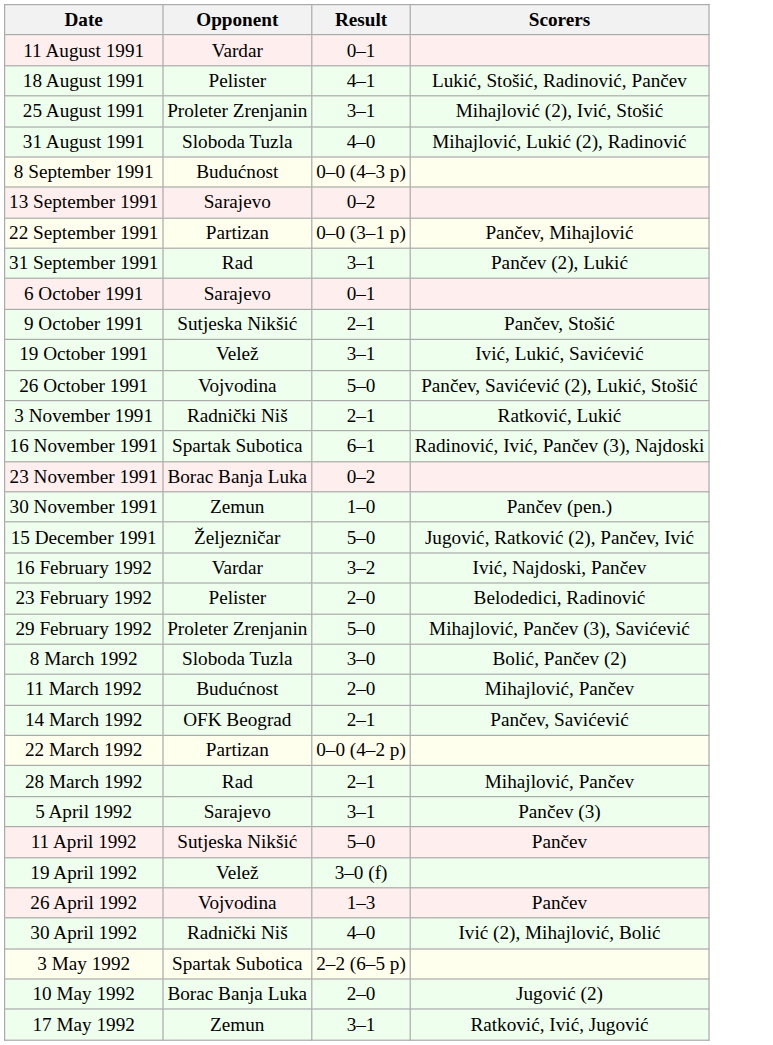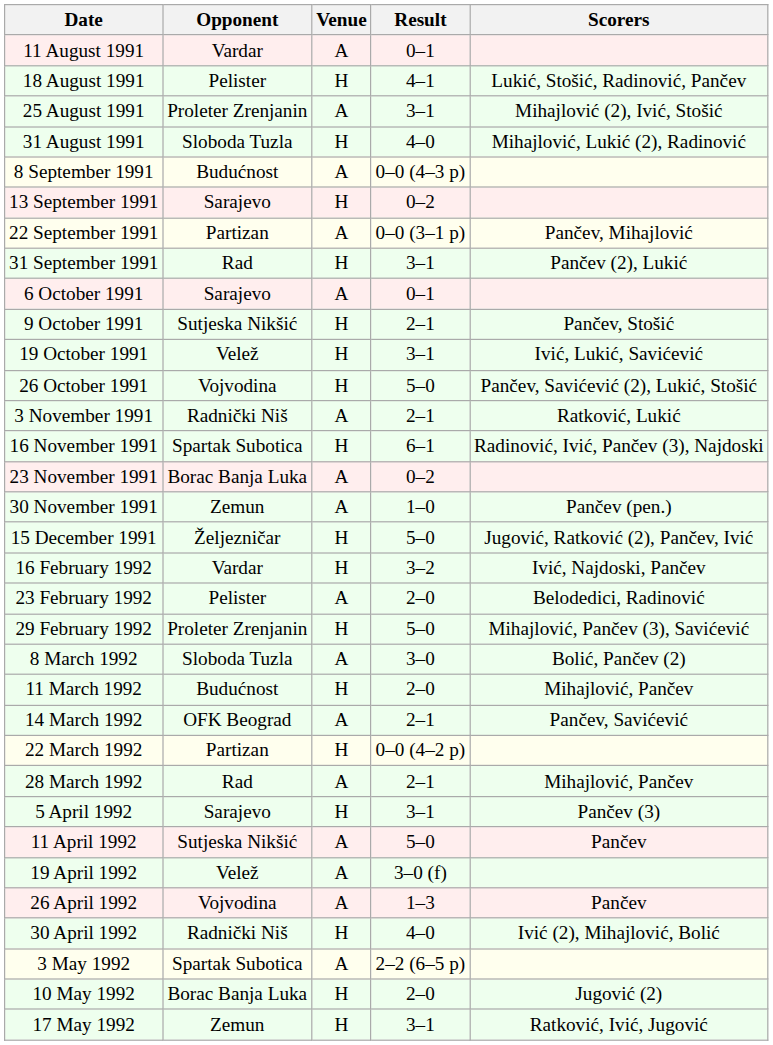+ column: (342, 19)
